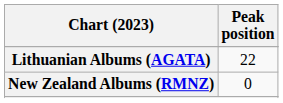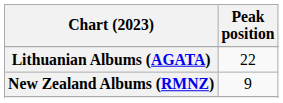(248, 84) 0 -> (248, 84) 9
